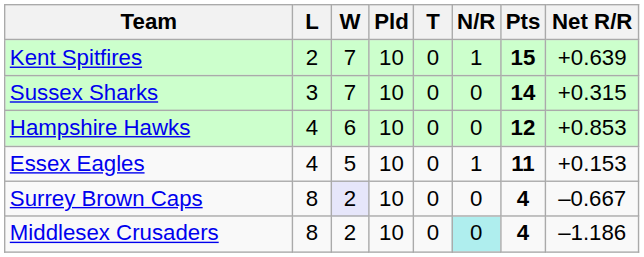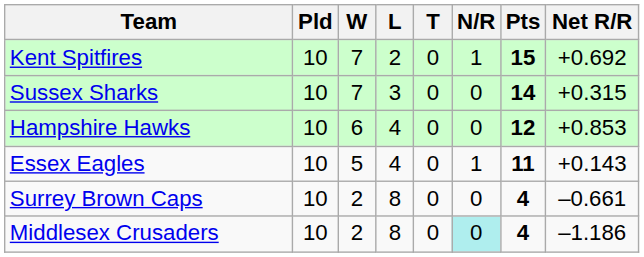columns swapped: (391, 22) <-> (312, 22)
(592, 57) +0.639 -> (592, 57) +0.692
(592, 163) +0.153 -> (592, 163) +0.143
(350, 198) lavender background -> (357, 198) no background
(592, 198) –0.667 -> (592, 198) –0.661
